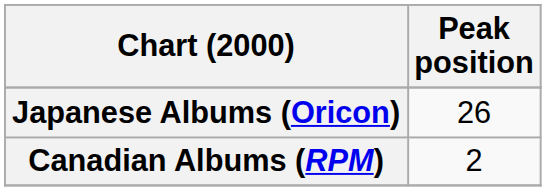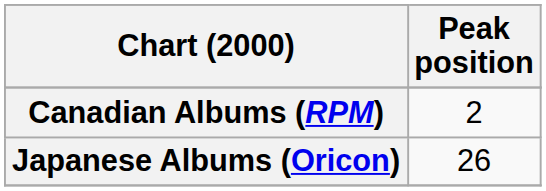rows swapped: (206, 160) <-> (206, 112)
